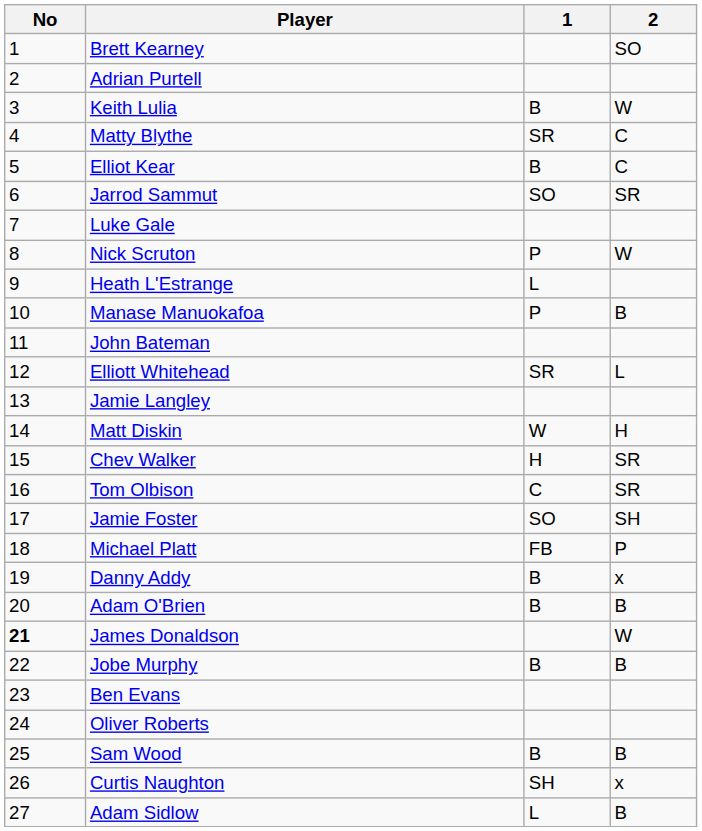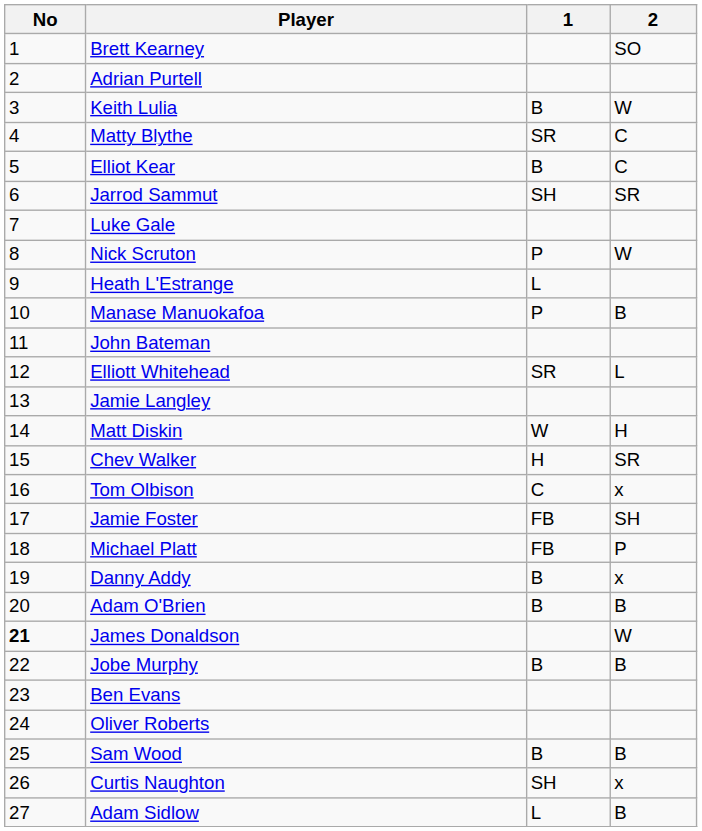(542, 195) SO -> (544, 195) SH
(627, 489) SR -> (619, 489) x
(542, 518) SO -> (543, 518) FB
